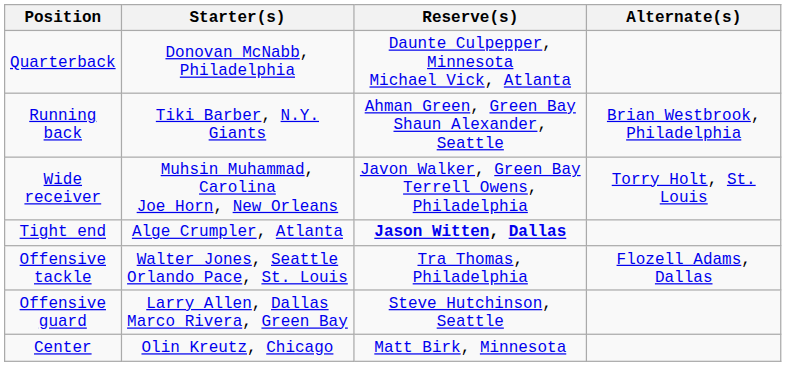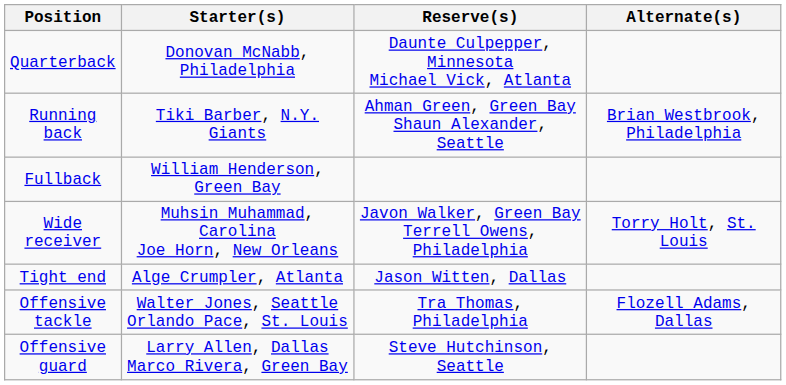+ row: (63, 179)
(470, 233) bold -> (470, 277) normal
- row: (63, 348)
